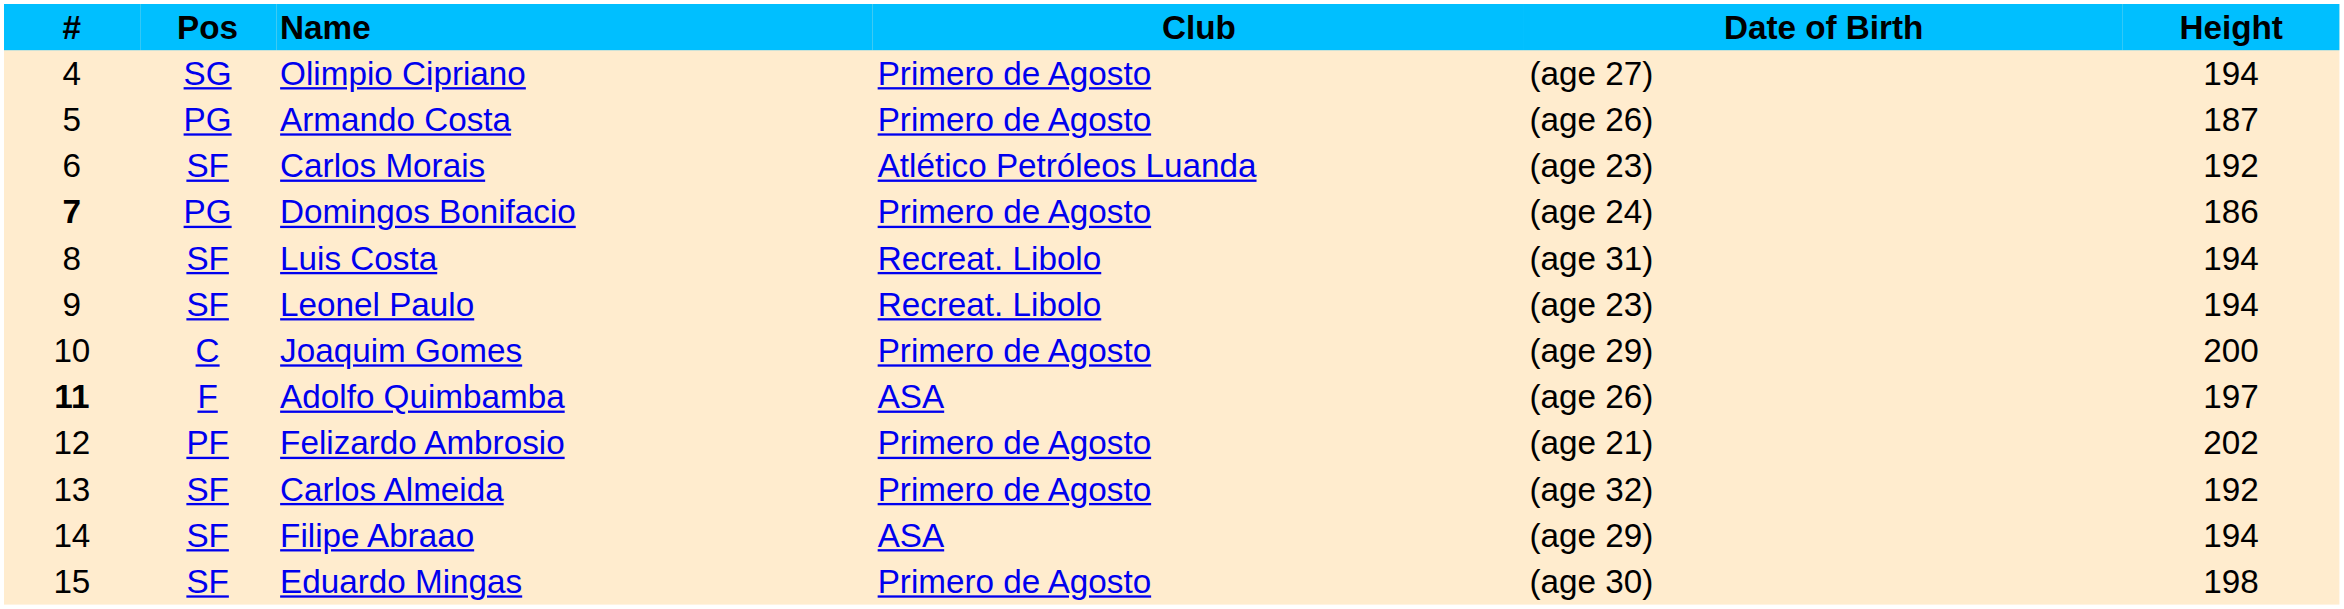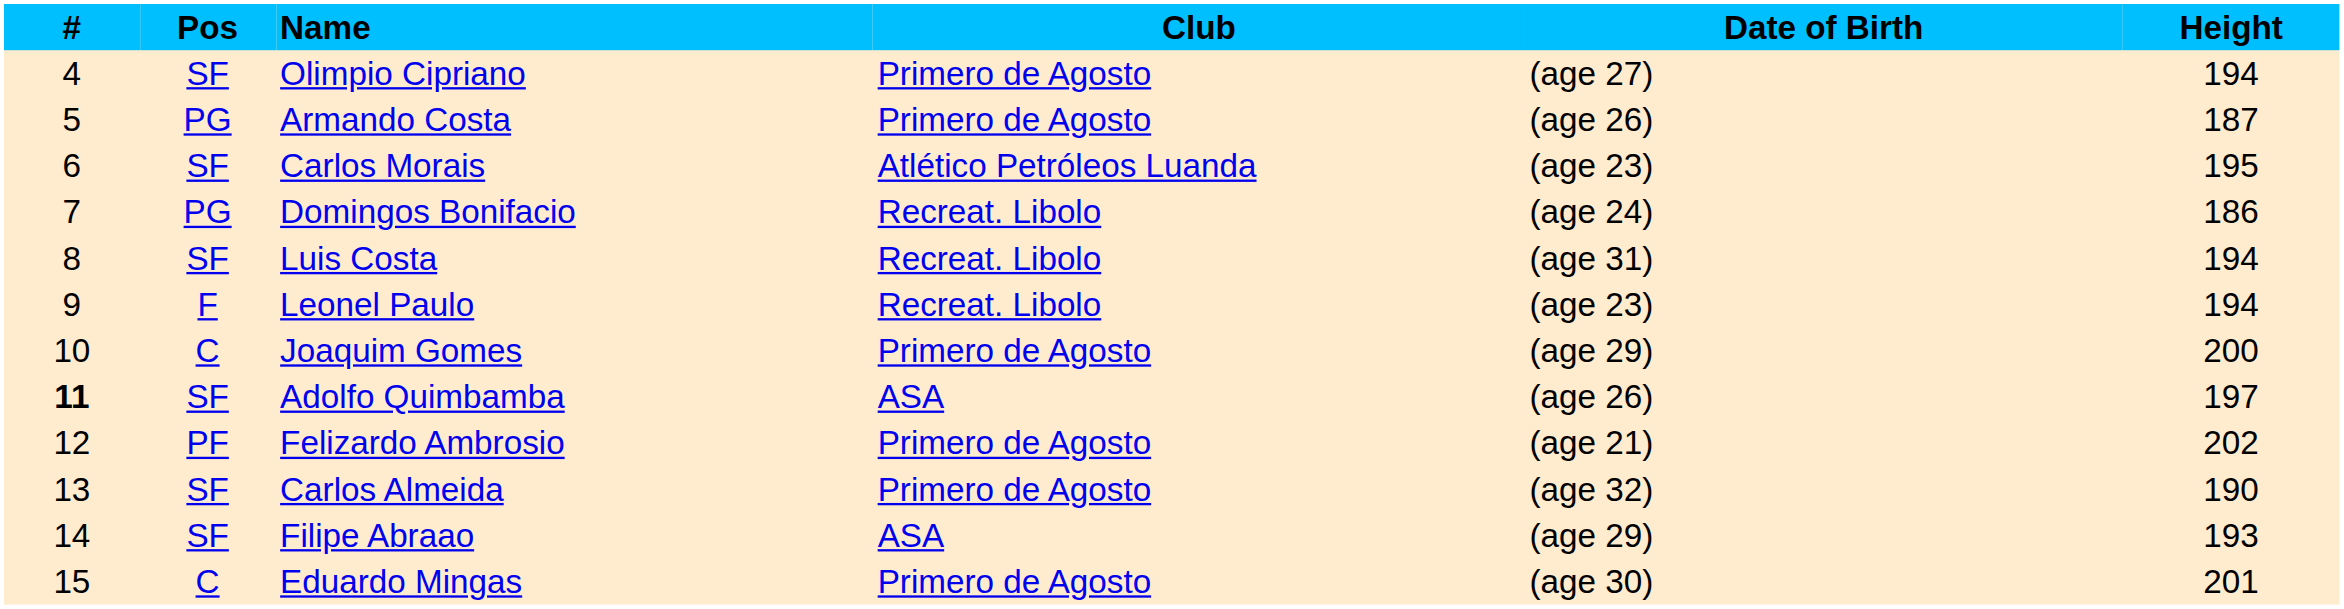(208, 73) SG -> (208, 73) SF
(2231, 166) 192 -> (2231, 166) 195
(72, 212) bold -> (72, 212) normal
(1014, 212) Primero de Agosto -> (989, 212) Recreat. Libolo
(208, 304) SF -> (208, 304) F
(208, 397) F -> (208, 397) SF
(2231, 489) 192 -> (2231, 489) 190
(2231, 535) 194 -> (2231, 535) 193
(208, 581) SF -> (208, 581) C
(2231, 581) 198 -> (2231, 581) 201
